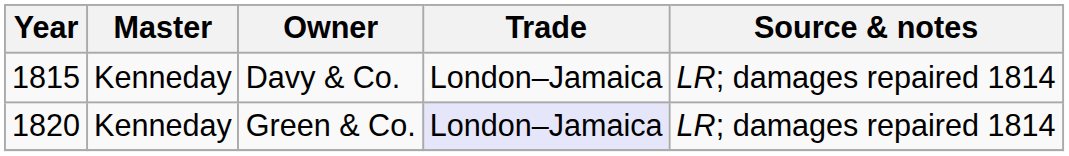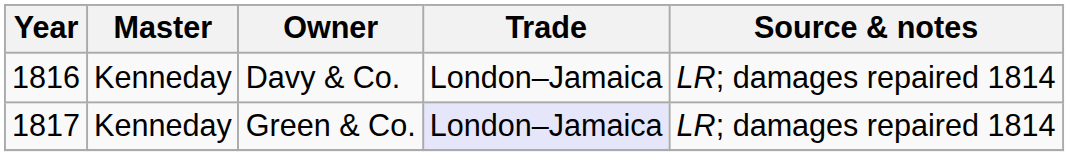(46, 77) 1815 -> (46, 77) 1816
(46, 125) 1820 -> (46, 125) 1817
